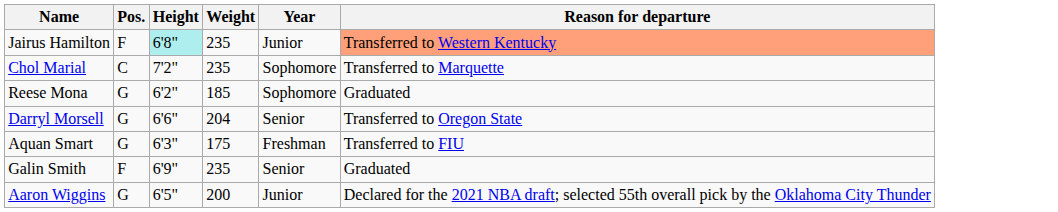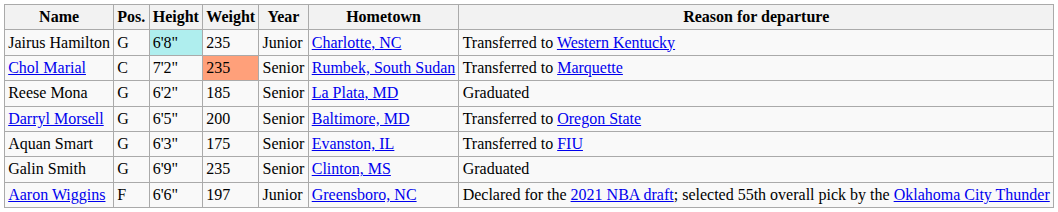+ column: (384, 17)
(122, 42) F -> (123, 42) G
(450, 42) lightsalmon background -> (569, 42) no background
(218, 67) no background -> (218, 67) lightsalmon background
(299, 67) Sophomore -> (283, 67) Senior
(299, 93) Sophomore -> (283, 93) Senior
(165, 118) 6'6" -> (165, 118) 6'5"
(218, 118) 204 -> (218, 118) 200
(294, 144) Freshman -> (283, 144) Senior
(122, 169) F -> (123, 169) G
(123, 194) G -> (122, 194) F
(165, 194) 6'5" -> (165, 194) 6'6"
(218, 194) 200 -> (218, 194) 197
